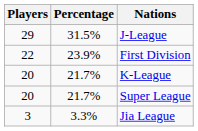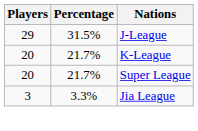- row: (155, 55)
